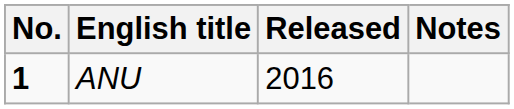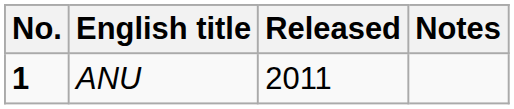(300, 77) 2016 -> (299, 77) 2011
